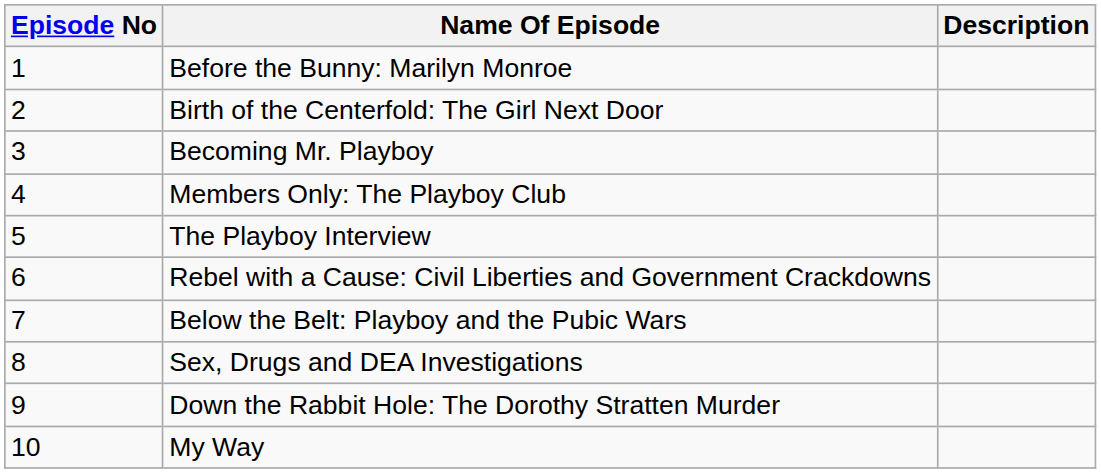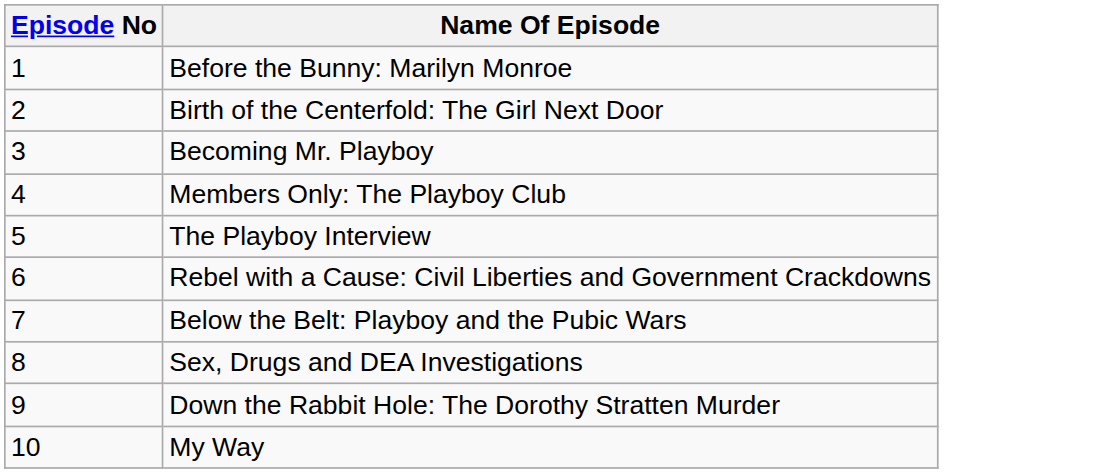- column: (1016, 25)
